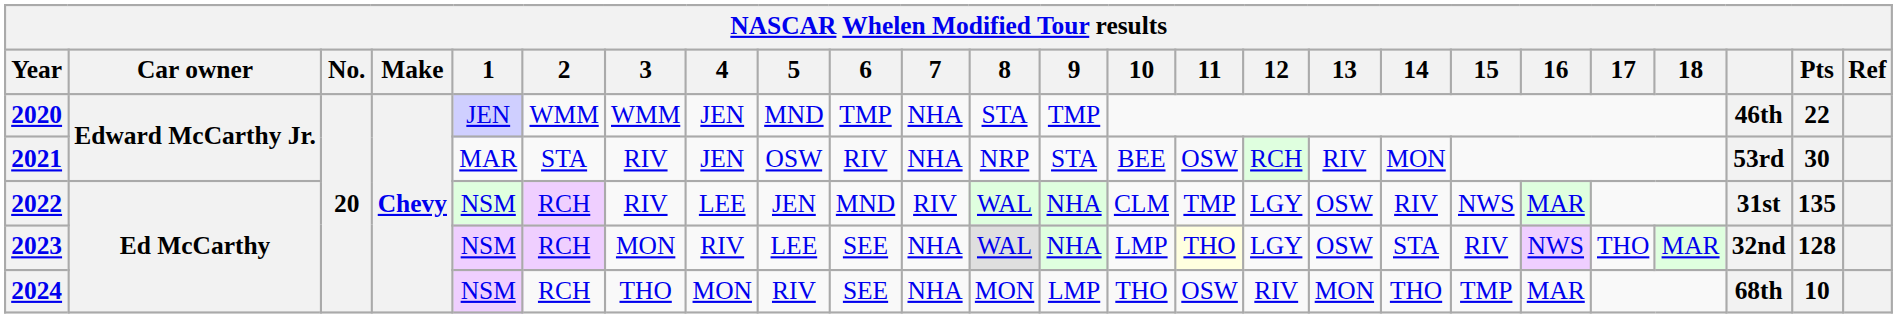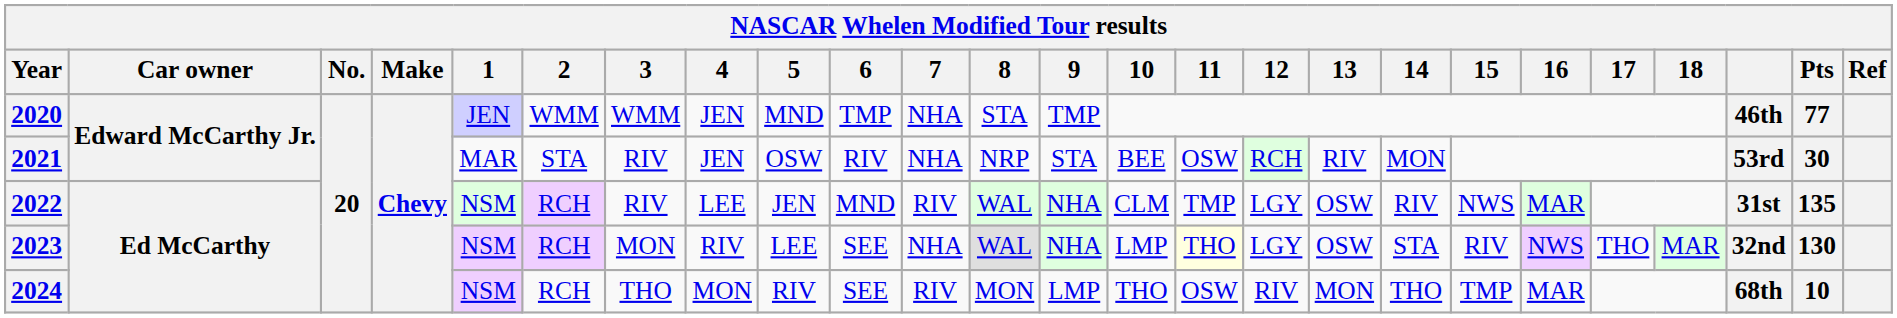(1817, 114) 22 -> (1817, 114) 77
(1817, 246) 128 -> (1817, 246) 130
(935, 290) NHA -> (935, 290) RIV
